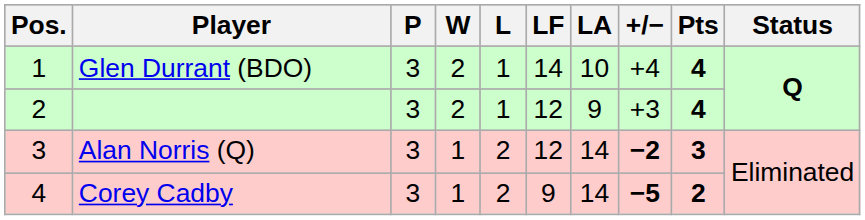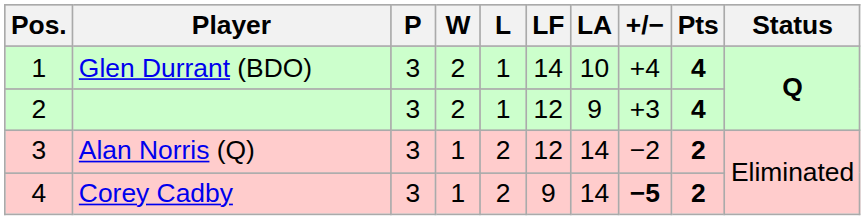(645, 151) bold -> (645, 151) normal
(698, 151) 3 -> (698, 151) 2
